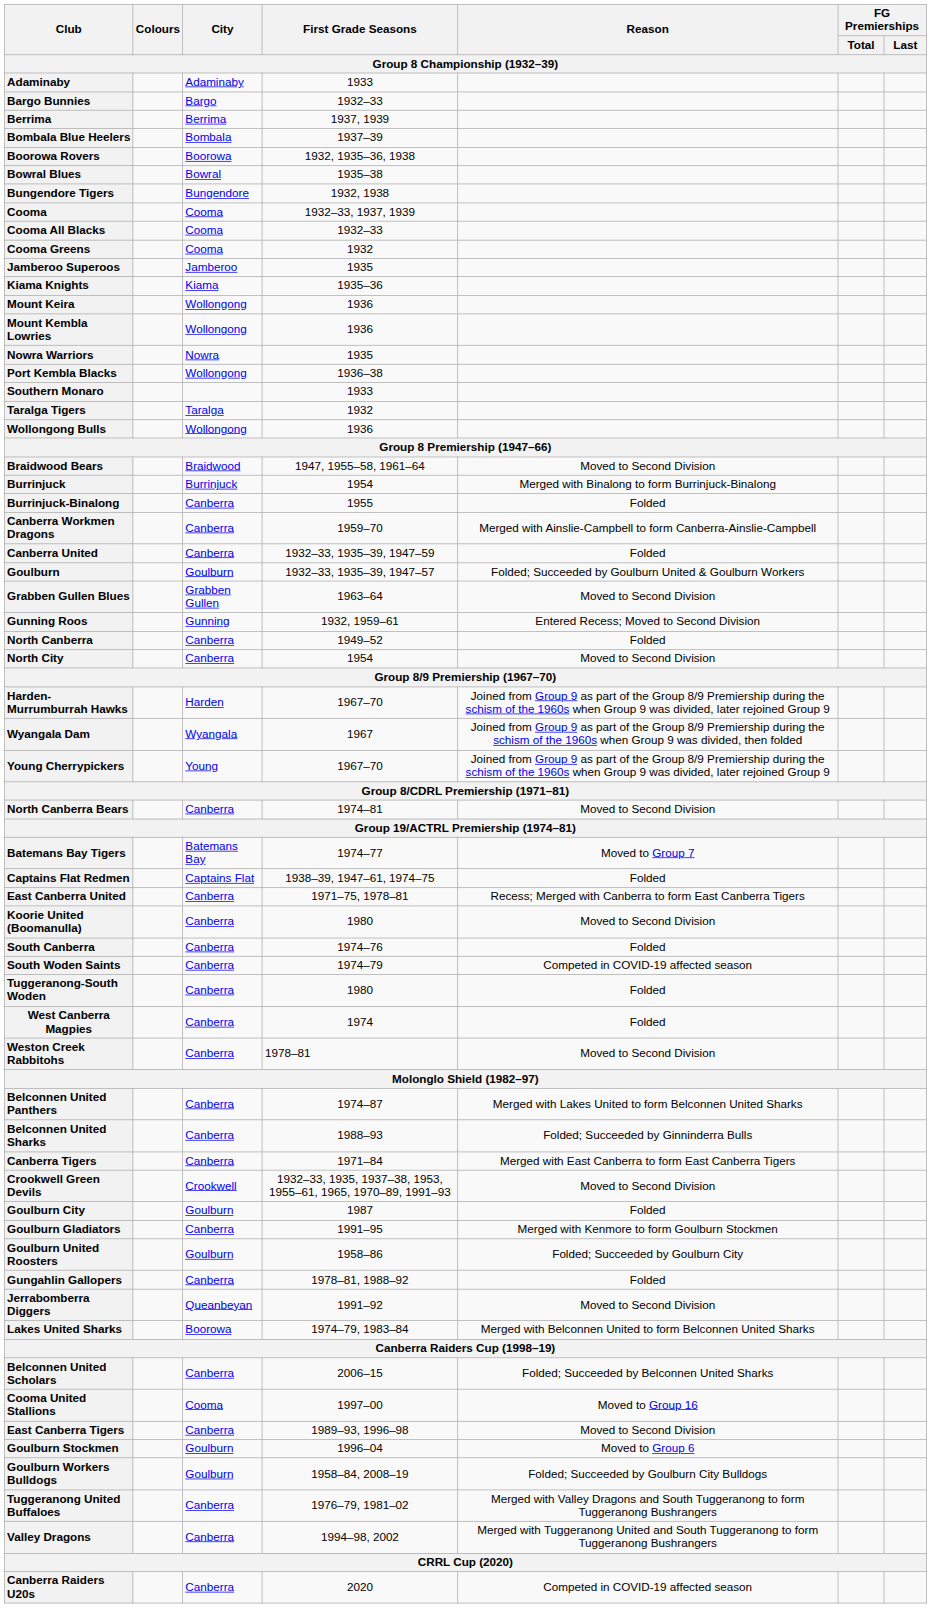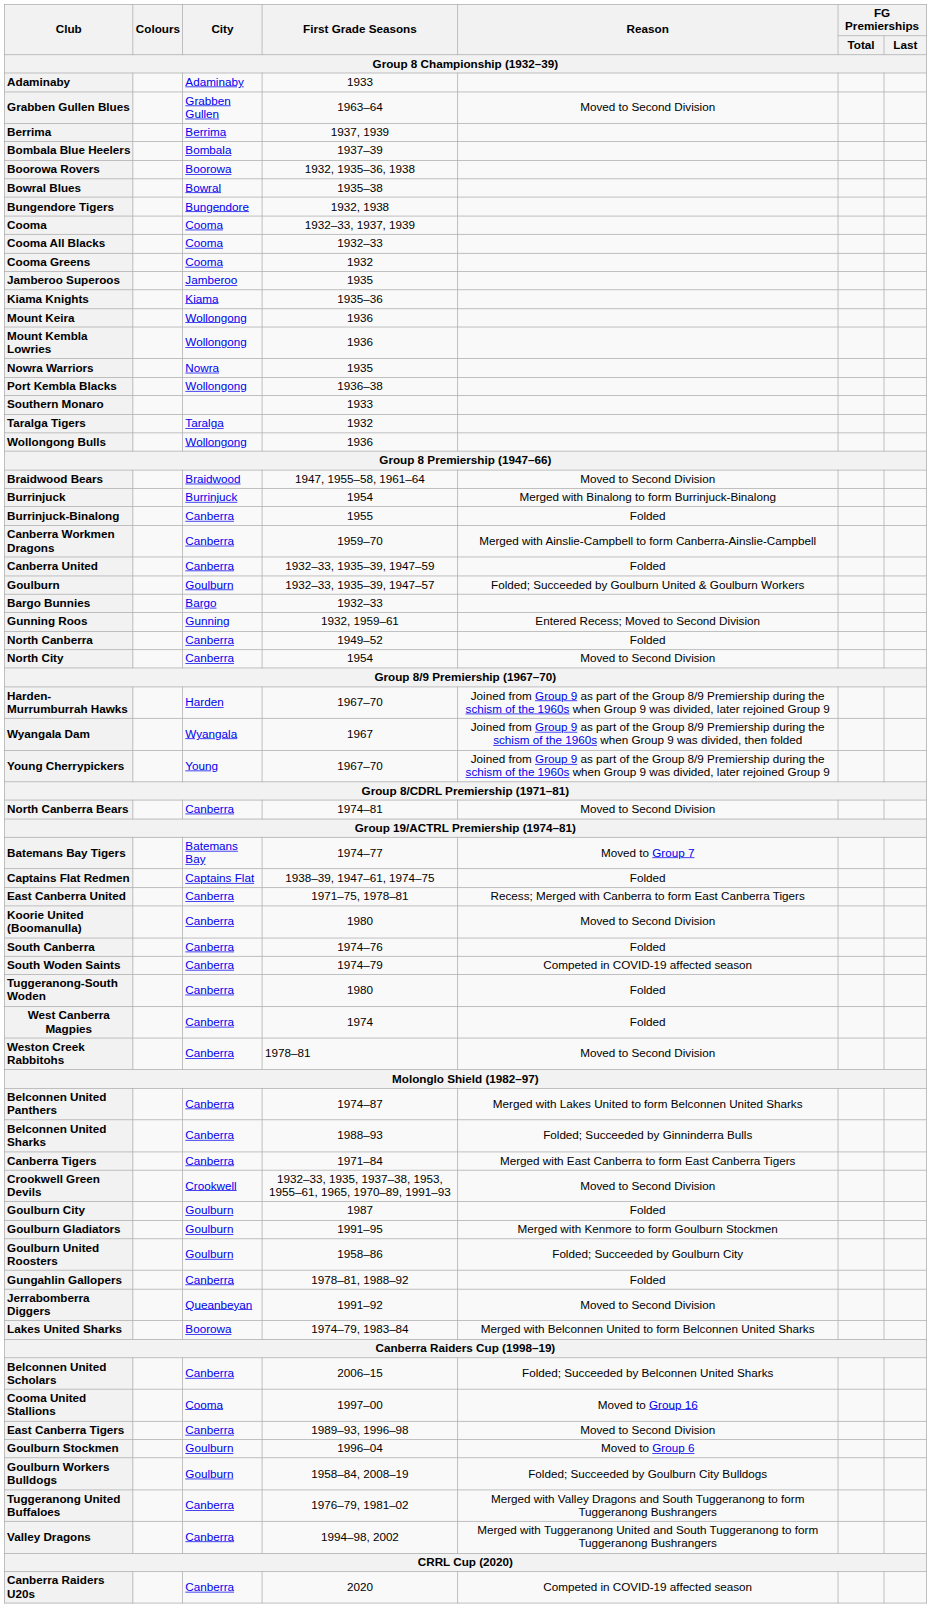rows swapped: (49, 100) <-> (68, 596)
(210, 1229) Canberra -> (209, 1229) Goulburn
